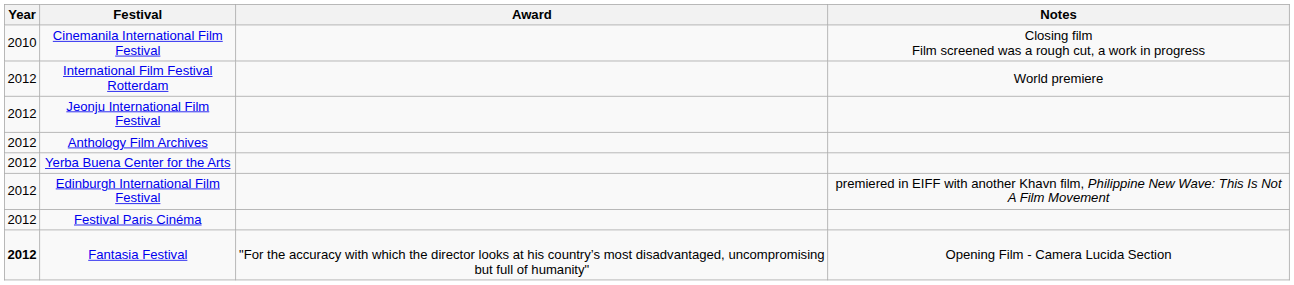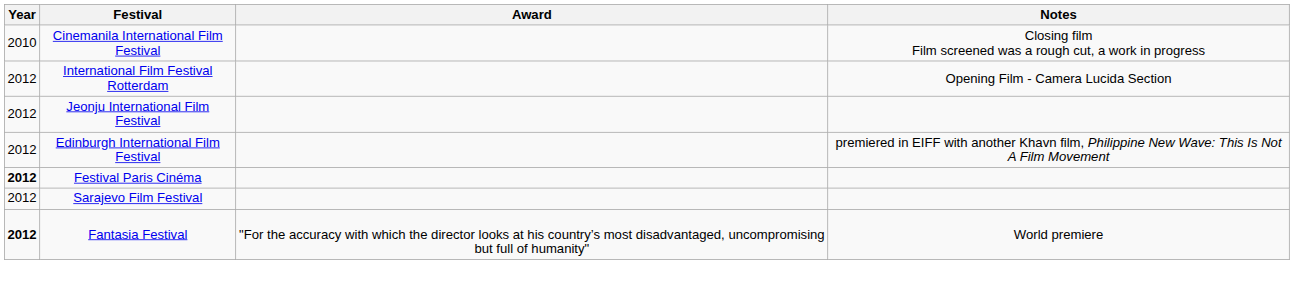(1059, 78) World premiere -> (1059, 78) Opening Film - Camera Lucida Section
- row: (138, 142)
- row: (138, 163)
(22, 219) normal -> (22, 177) bold
+ row: (138, 198)
(1059, 255) Opening Film - Camera Lucida Section -> (1059, 234) World premiere
